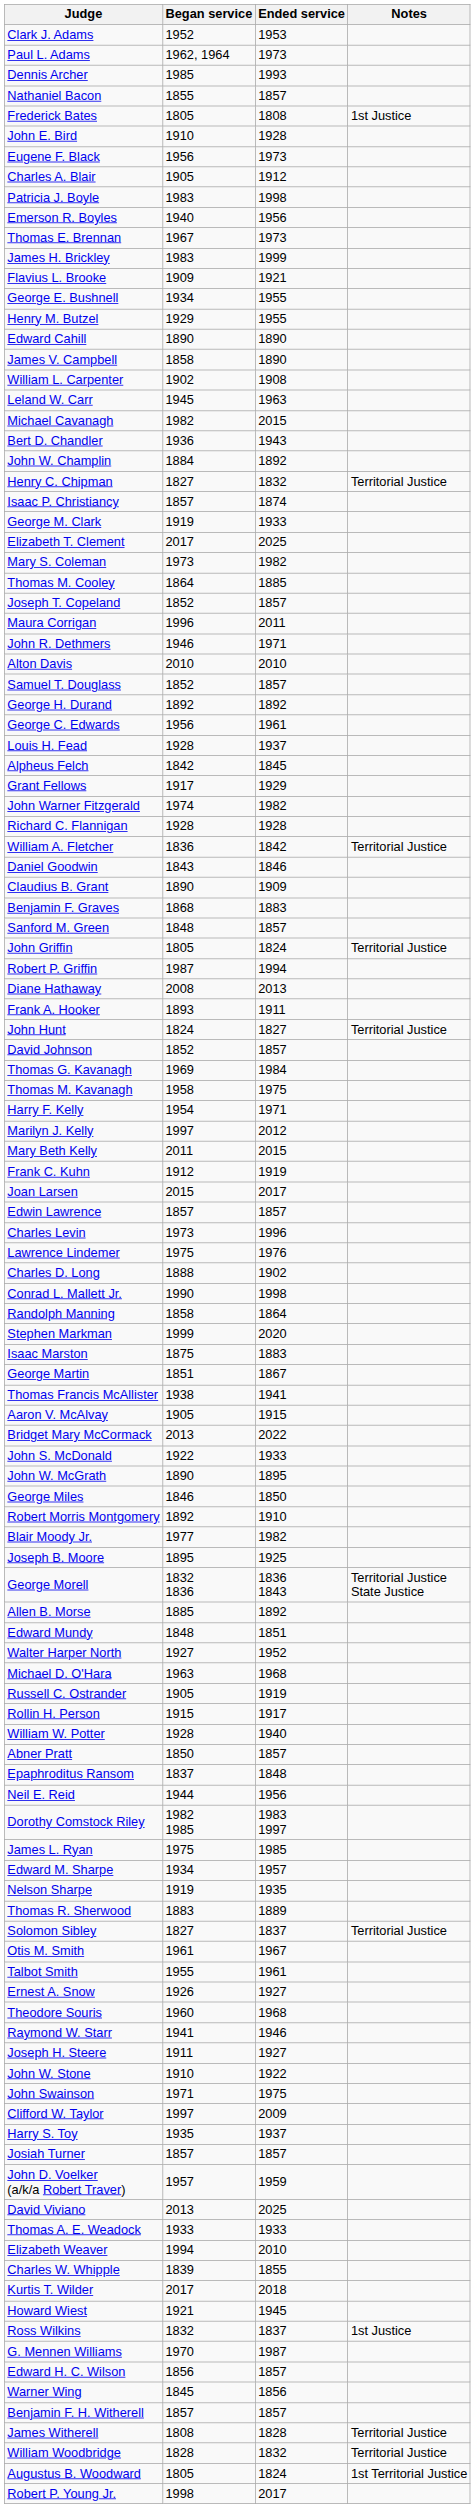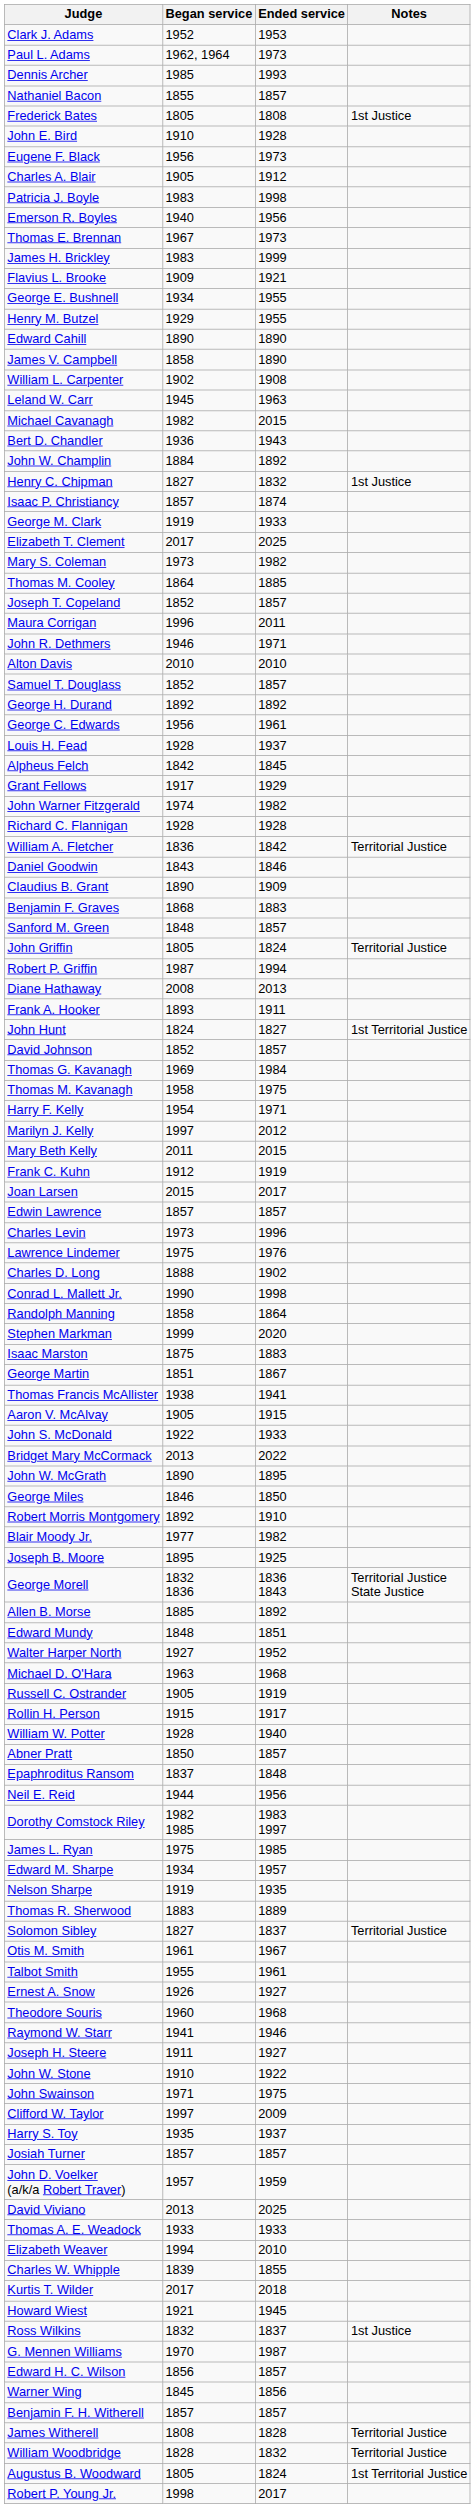(399, 481) Territorial Justice -> (381, 481) 1st Justice
(399, 1029) Territorial Justice -> (409, 1029) 1st Territorial Justice
rows swapped: (80, 1435) <-> (60, 1455)
